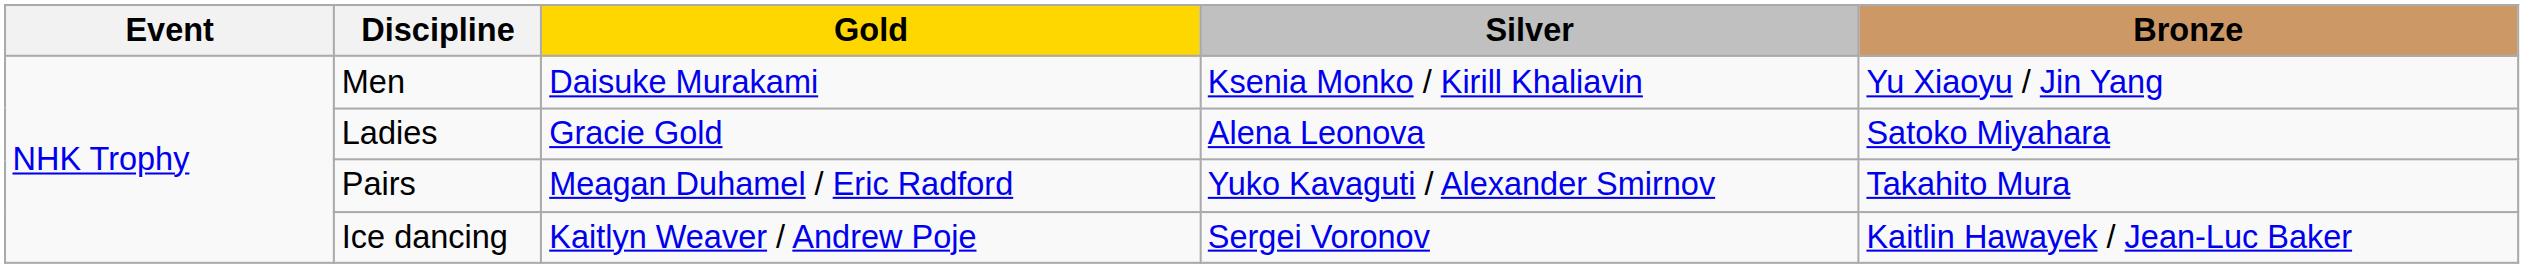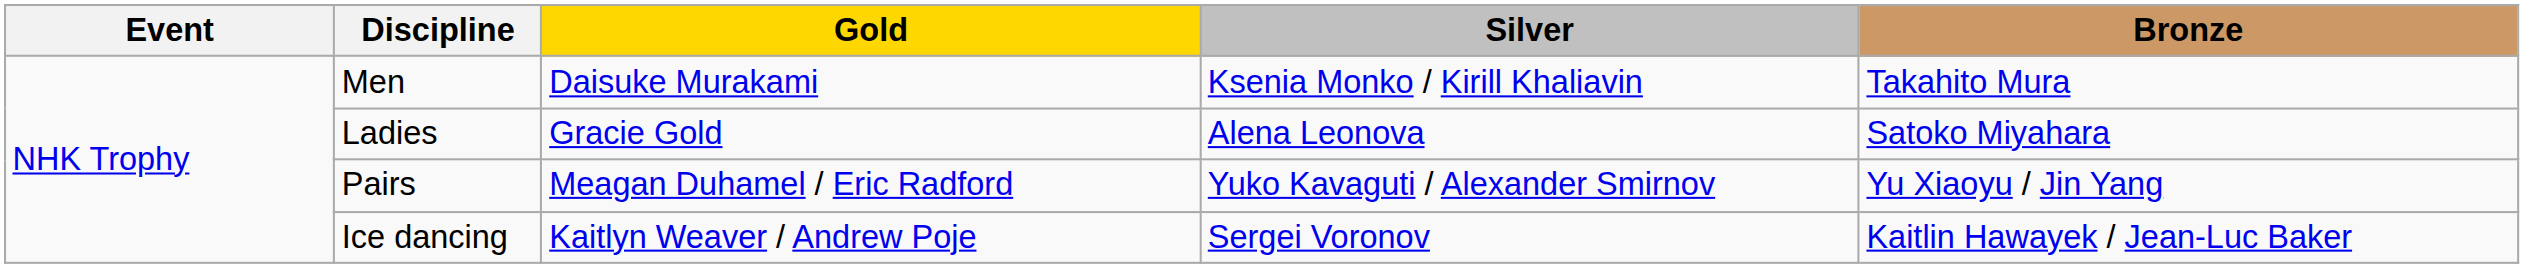(2015, 81) Yu Xiaoyu / Jin Yang -> (1968, 81) Takahito Mura
(1968, 184) Takahito Mura -> (2015, 184) Yu Xiaoyu / Jin Yang
